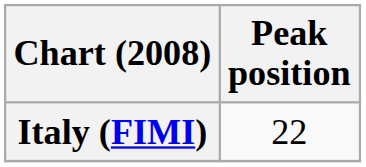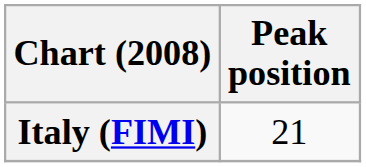(289, 131) 22 -> (289, 131) 21
